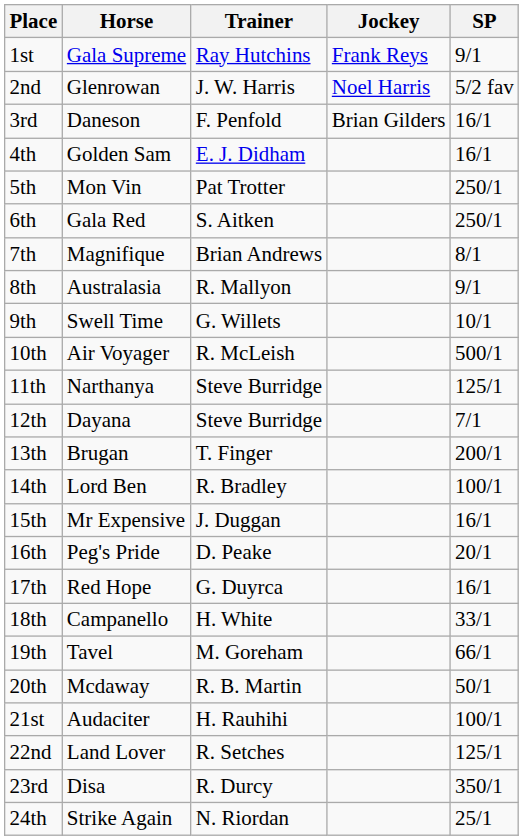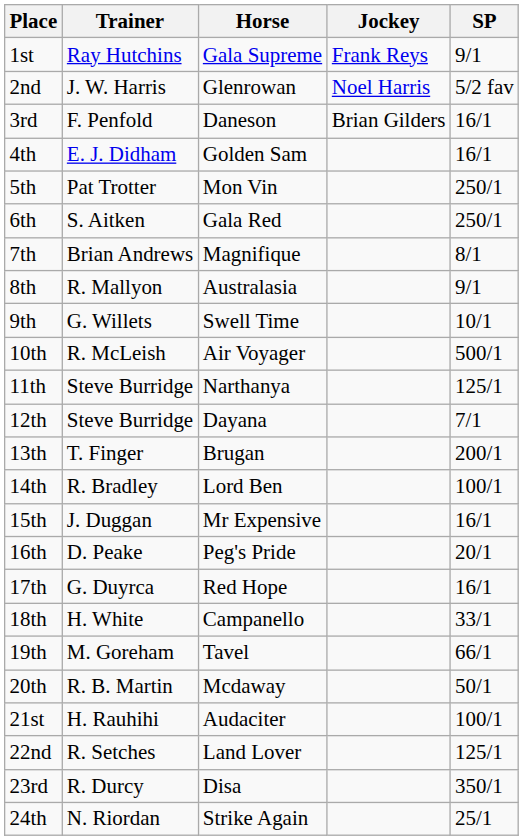columns swapped: (127, 21) <-> (259, 21)
